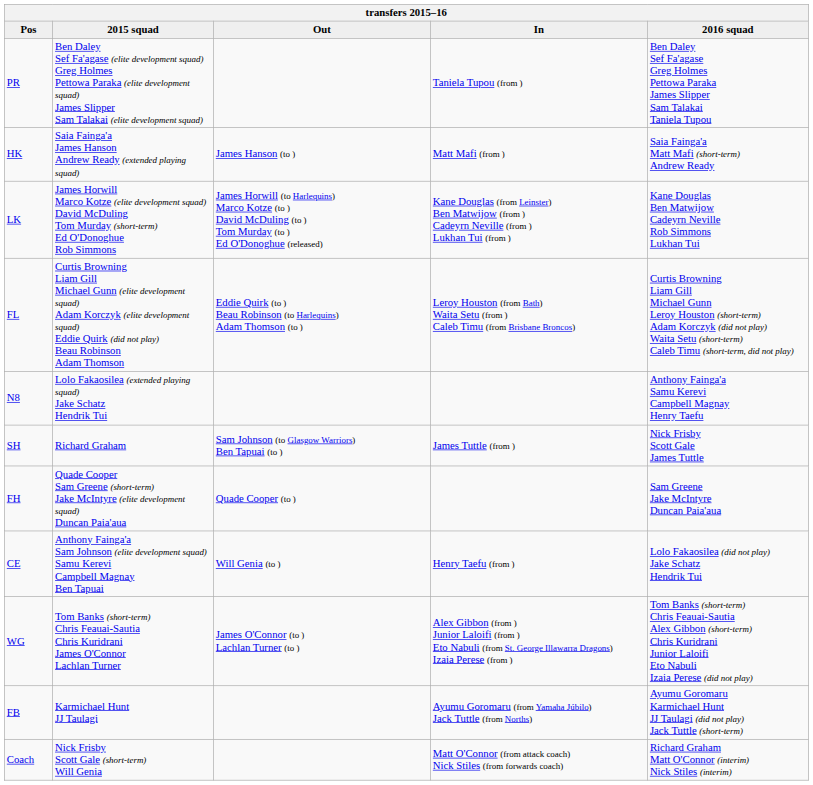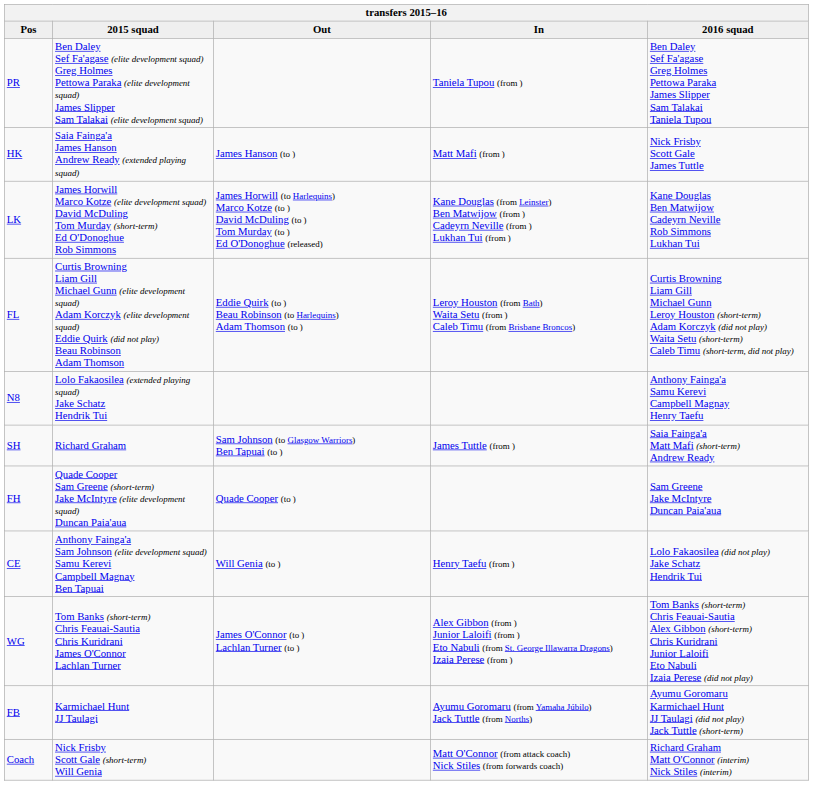(695, 154) Saia Fainga'a Matt Mafi (short-term) Andrew Ready -> (677, 154) Nick Frisby Scott Gale James Tuttle
(677, 445) Nick Frisby Scott Gale James Tuttle -> (695, 445) Saia Fainga'a Matt Mafi (short-term) Andrew Ready
